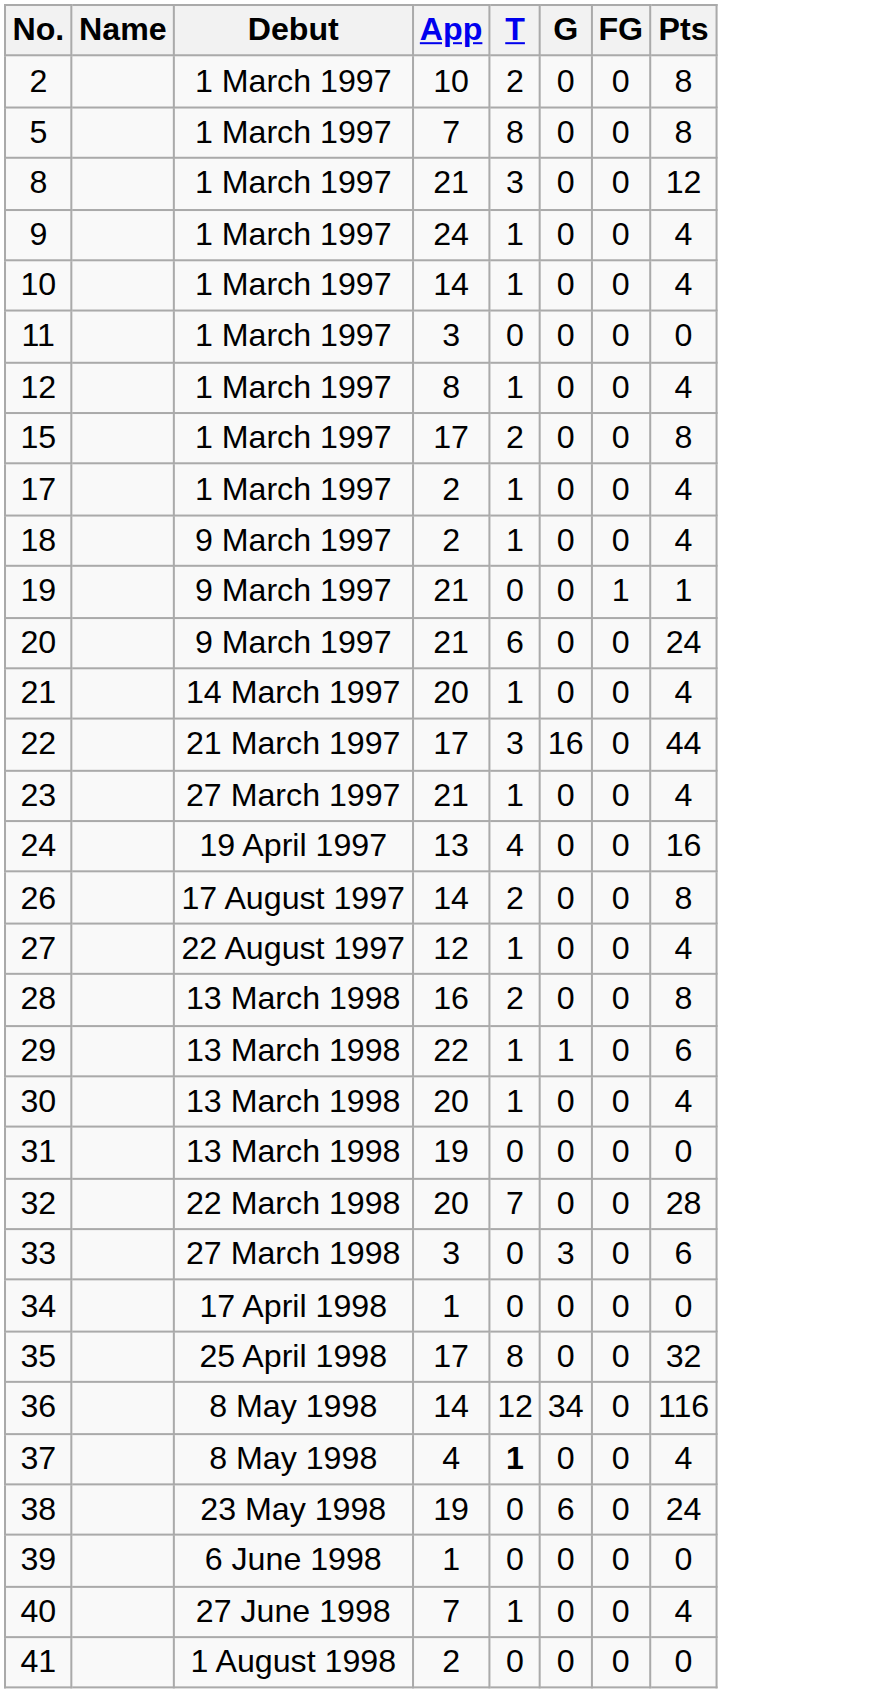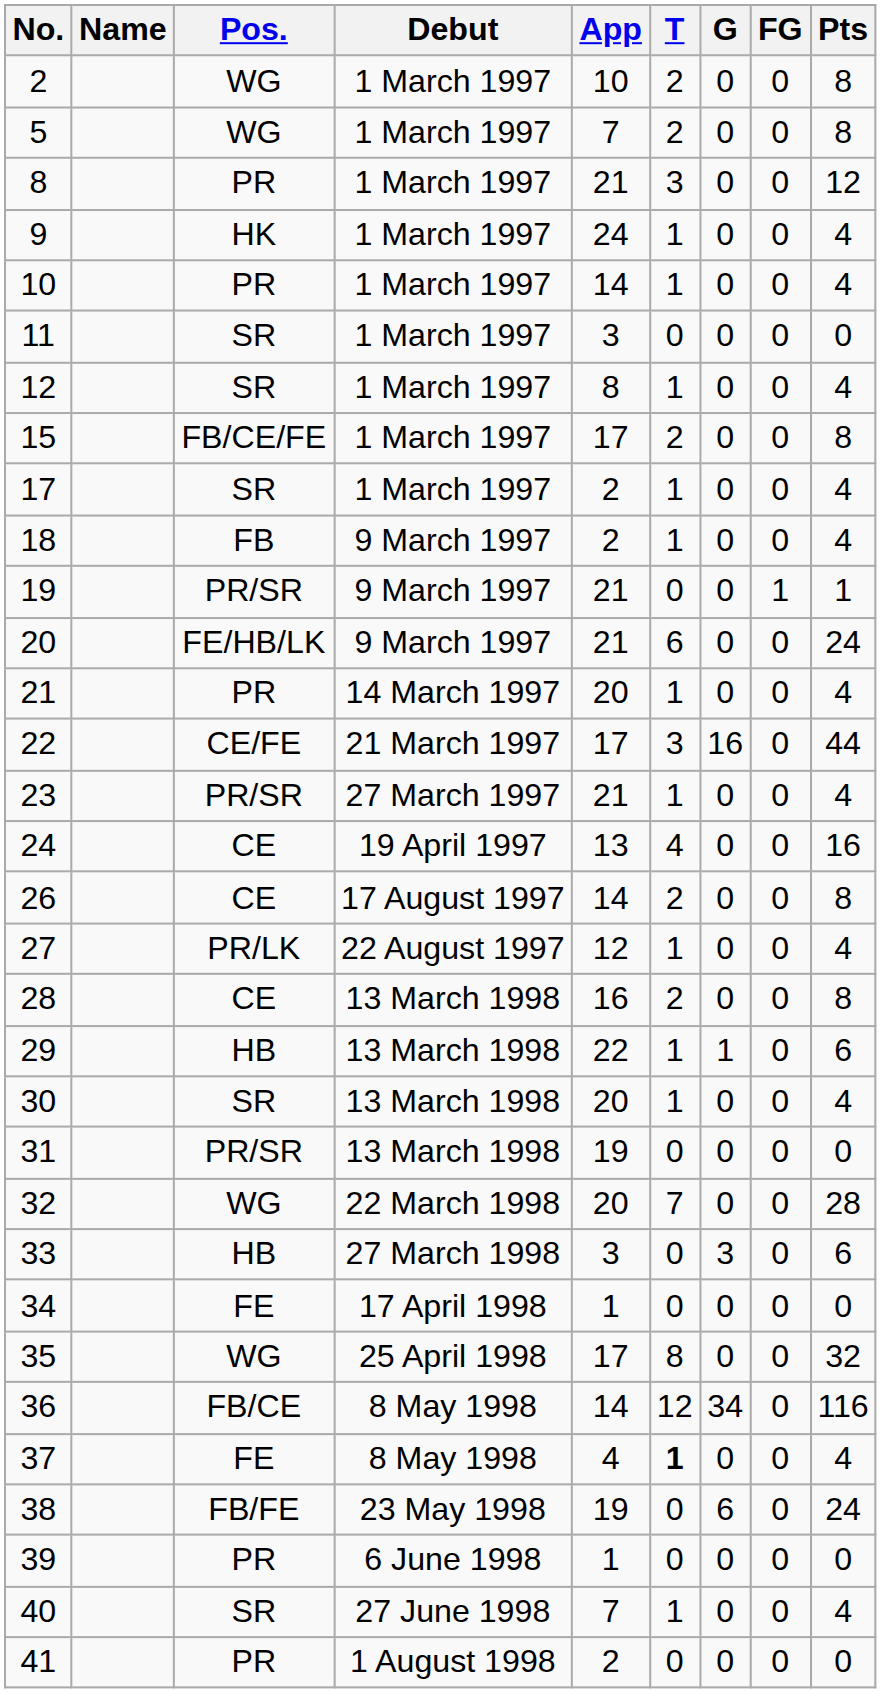+ column: (254, 30)
(515, 132) 8 -> (675, 132) 2
